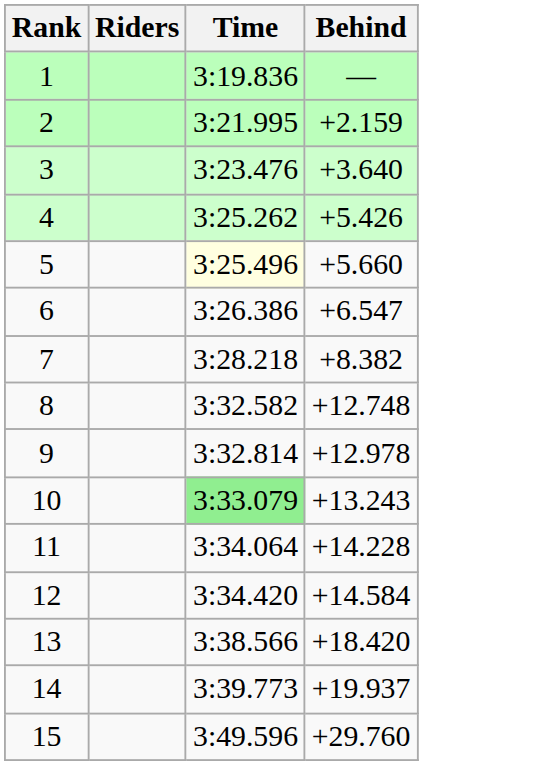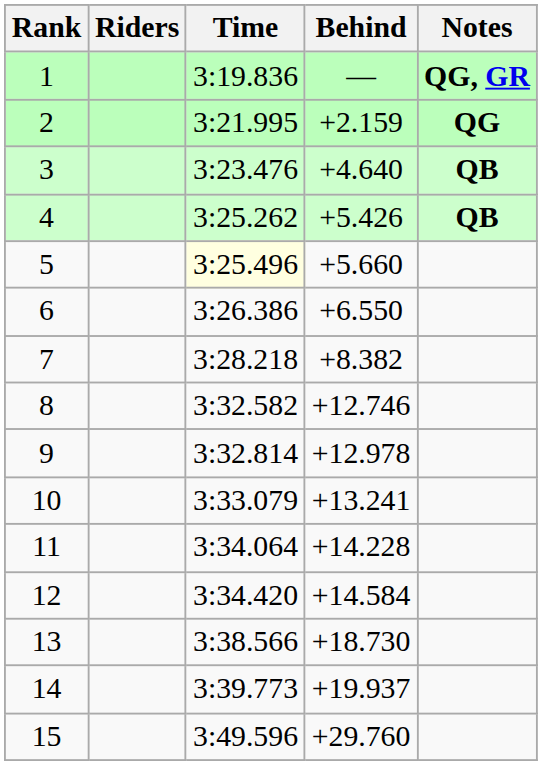+ column: (477, 28)
(361, 169) +3.640 -> (361, 169) +4.640
(361, 311) +6.547 -> (361, 311) +6.550
(361, 405) +12.748 -> (361, 405) +12.746
(246, 500) lightgreen background -> (246, 500) no background
(361, 500) +13.243 -> (361, 500) +13.241
(361, 641) +18.420 -> (361, 641) +18.730
